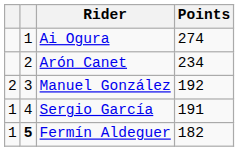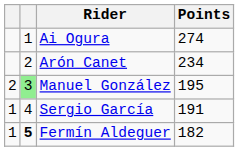(28, 87) no background -> (28, 87) lightgreen background
(191, 87) 192 -> (191, 87) 195
